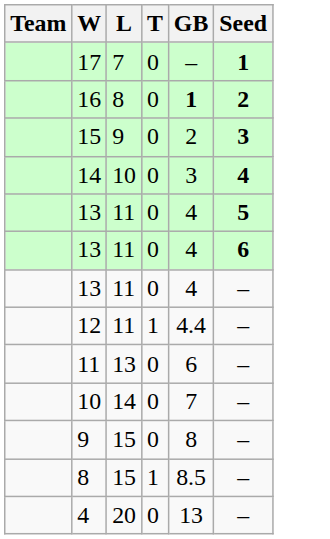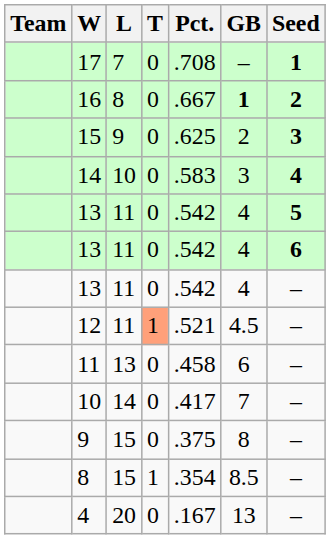+ column: (195, 23)
(153, 325) no background -> (153, 325) lightsalmon background
(191, 325) 4.4 -> (244, 325) 4.5
